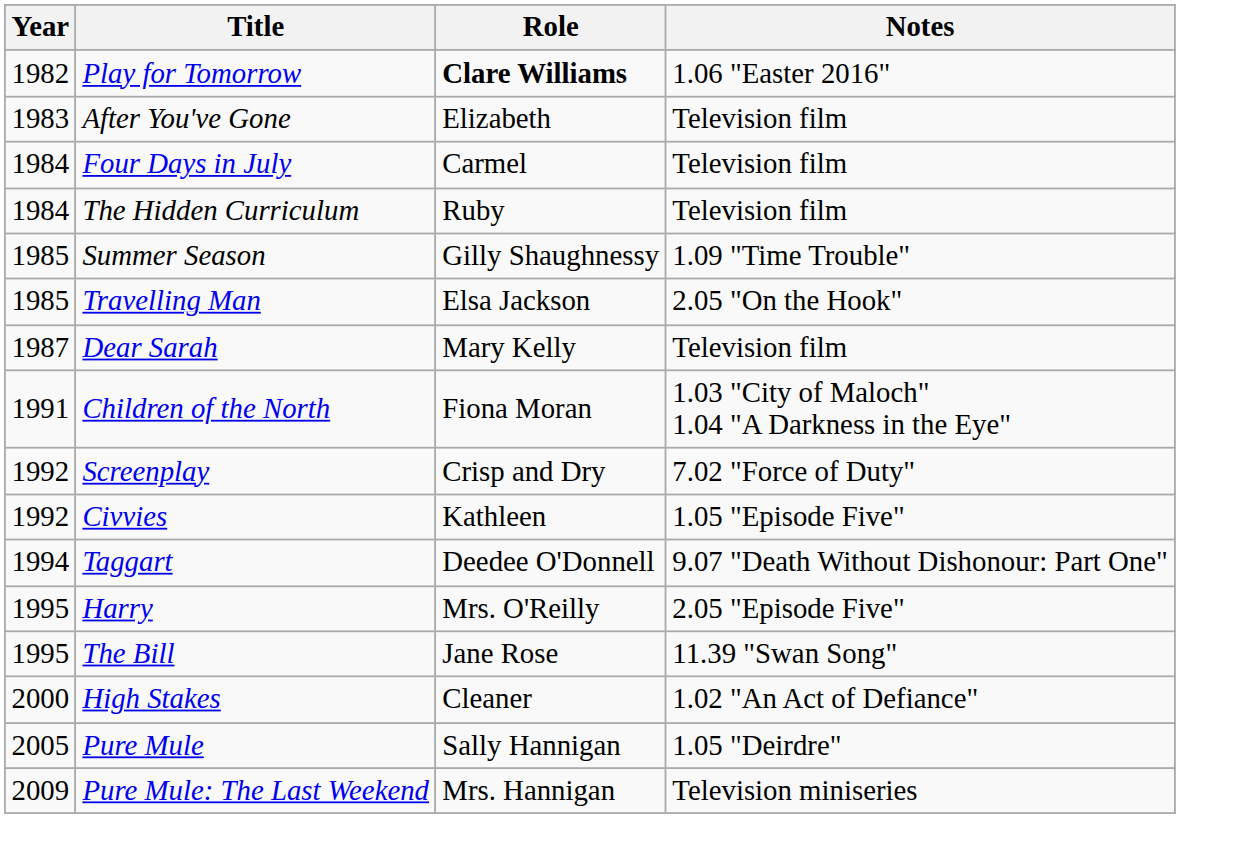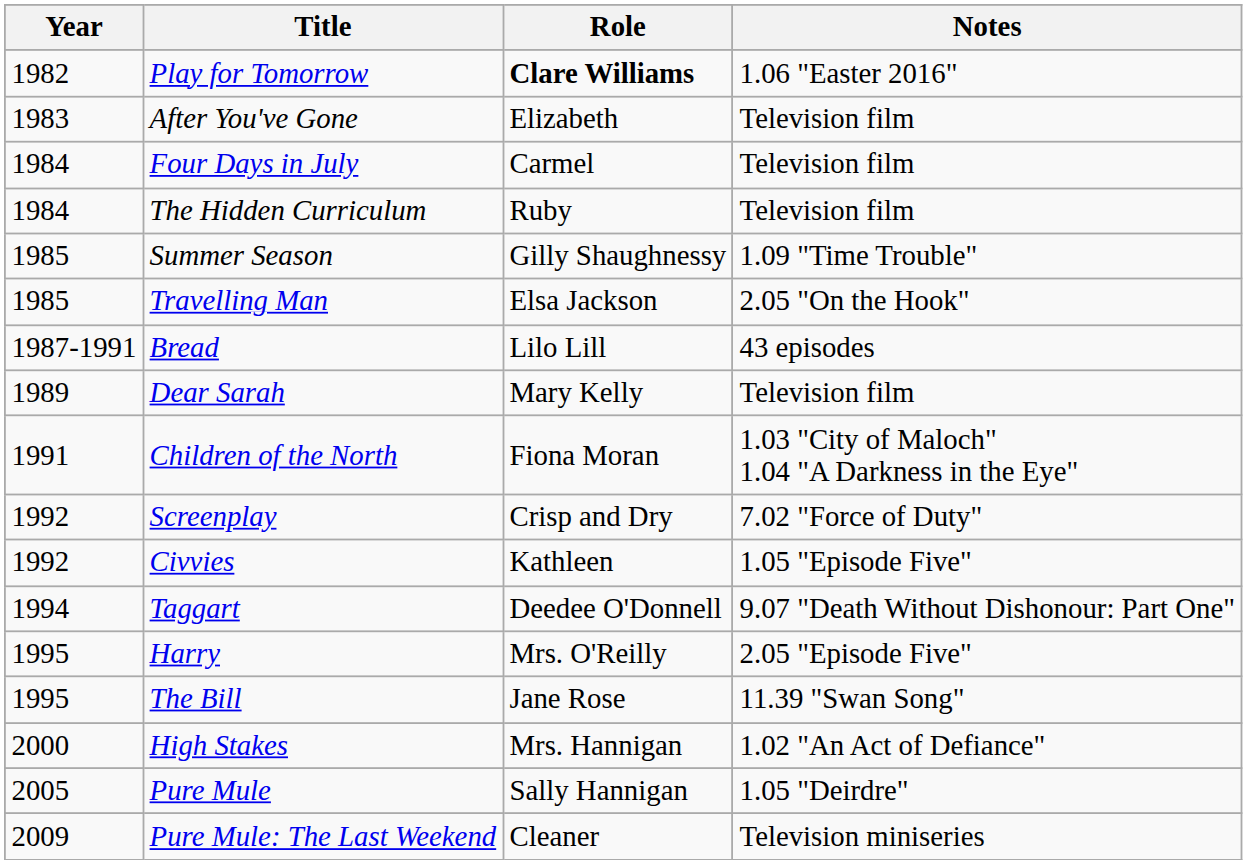+ row: (184, 347)
(40, 347) 1987 -> (40, 392) 1989
(487, 699) Cleaner -> (596, 744) Mrs. Hannigan
(529, 790) Mrs. Hannigan -> (554, 836) Cleaner
